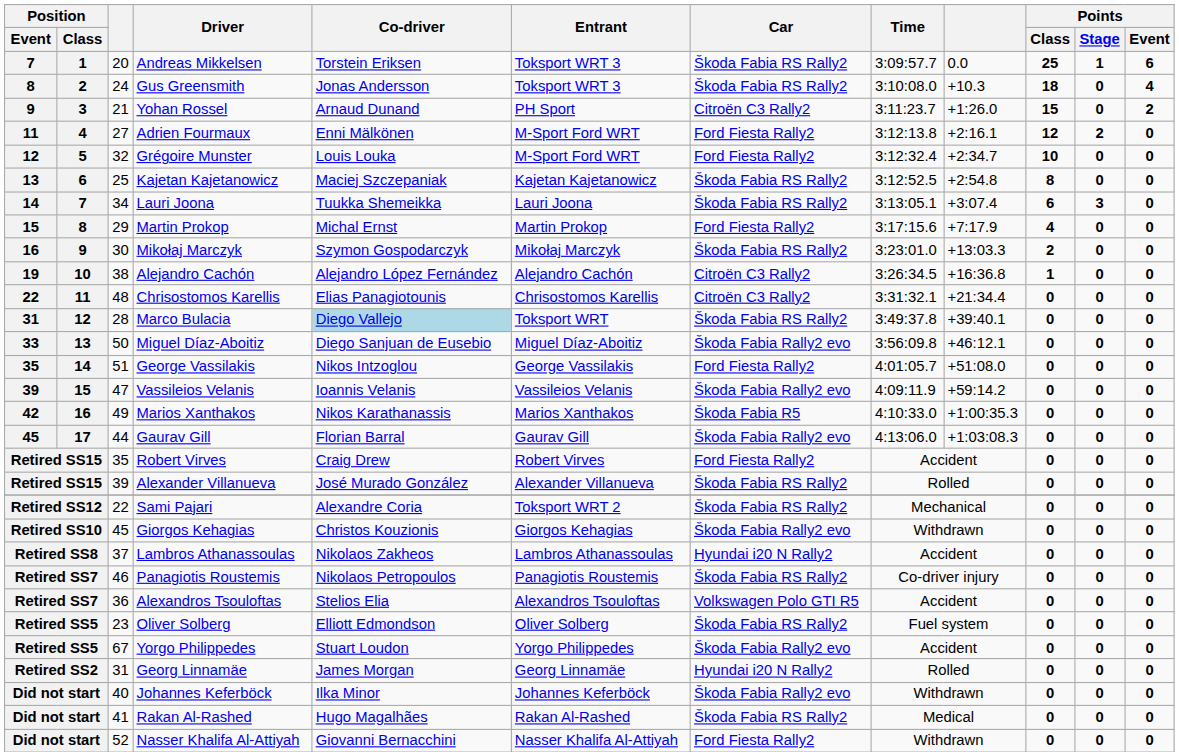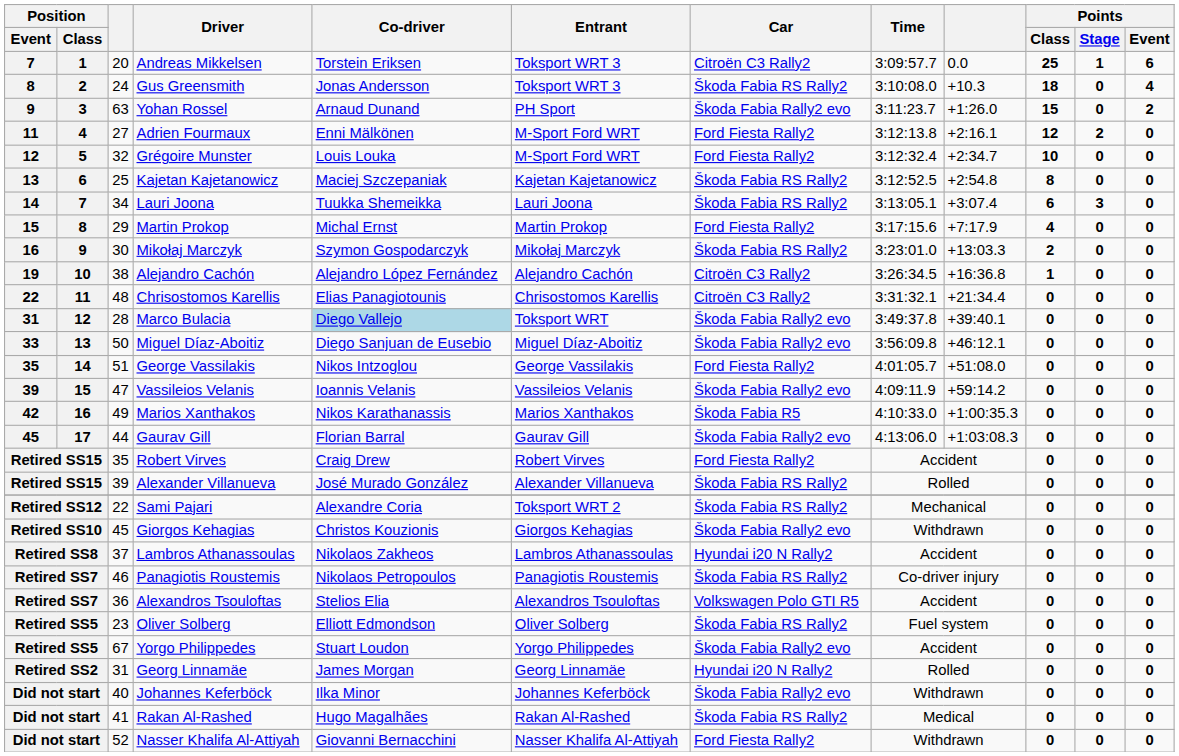(771, 63) Škoda Fabia RS Rally2 -> (752, 63) Citroën C3 Rally2
(121, 109) 21 -> (121, 109) 63
(752, 109) Citroën C3 Rally2 -> (772, 109) Škoda Fabia Rally2 evo
(771, 320) Škoda Fabia RS Rally2 -> (772, 320) Škoda Fabia Rally2 evo
